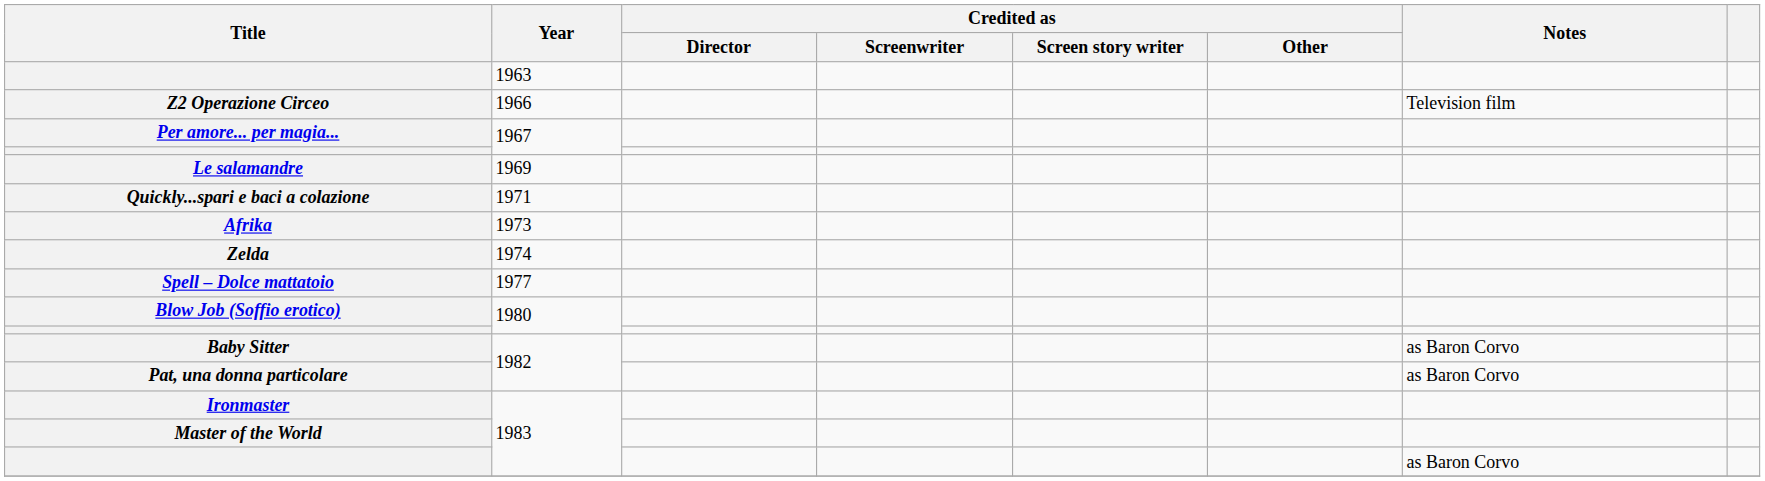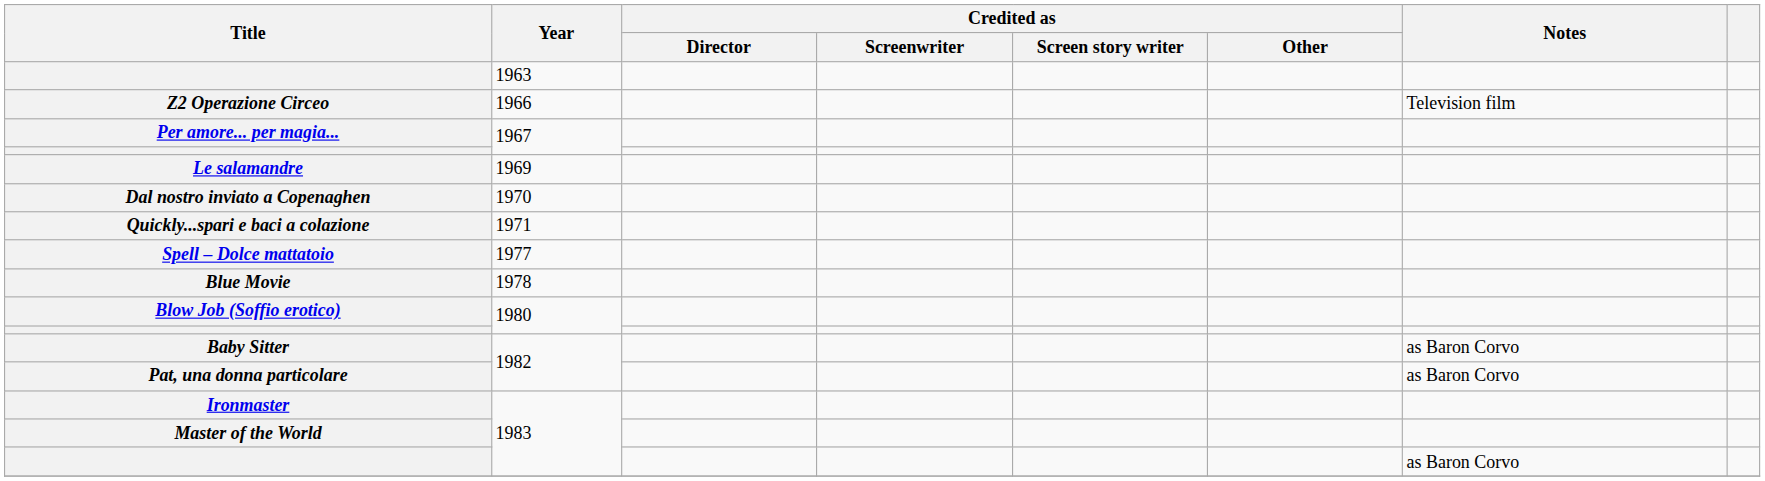+ row: (248, 197)
- row: (248, 225)
- row: (248, 254)
+ row: (248, 282)
